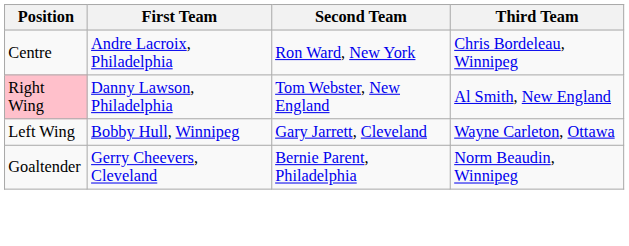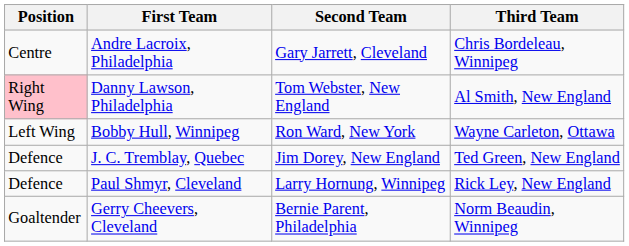(345, 52) Ron Ward, New York -> (351, 52) Gary Jarrett, Cleveland
(351, 131) Gary Jarrett, Cleveland -> (345, 131) Ron Ward, New York
+ row: (168, 157)
+ row: (166, 183)
